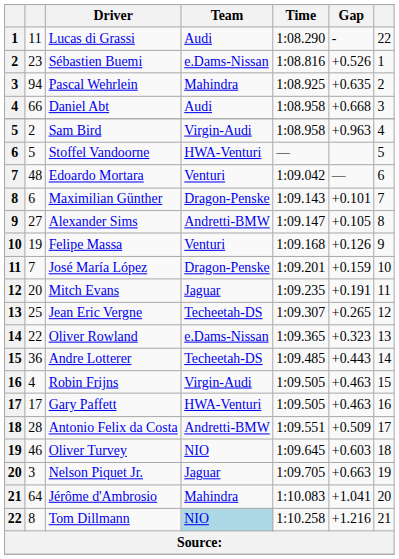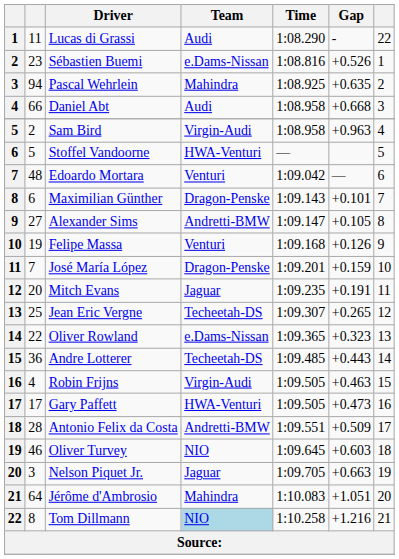(351, 404) +0.463 -> (351, 404) +0.473
(351, 496) +1.041 -> (351, 496) +1.051
